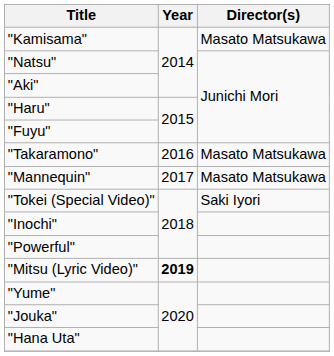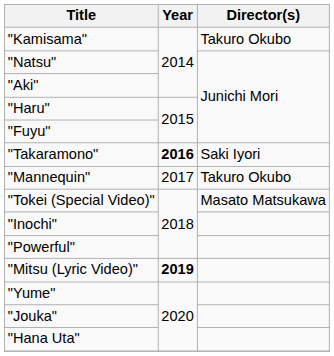(263, 39) Masato Matsukawa -> (246, 39) Takuro Okubo
(178, 154) normal -> (178, 154) bold
(263, 154) Masato Matsukawa -> (230, 154) Saki Iyori
(263, 177) Masato Matsukawa -> (246, 177) Takuro Okubo
(230, 200) Saki Iyori -> (263, 200) Masato Matsukawa
